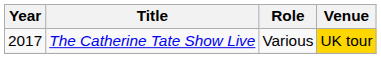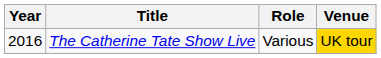(25, 41) 2017 -> (25, 41) 2016
